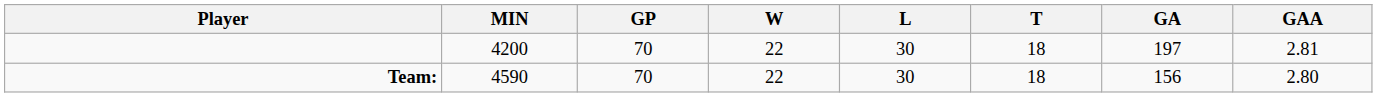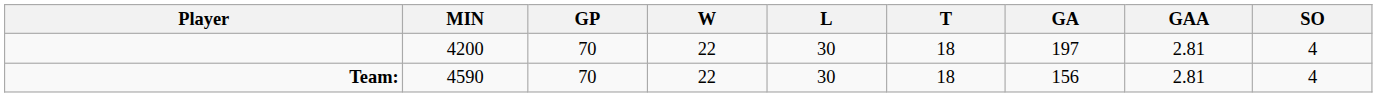+ column: (1313, 19)
(1303, 77) 2.80 -> (1189, 77) 2.81
